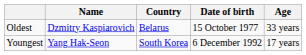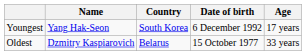rows swapped: (25, 43) <-> (19, 27)
